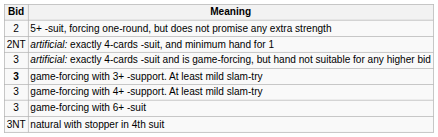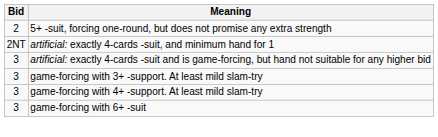(16, 76) bold -> (16, 76) normal
- row: (97, 124)
